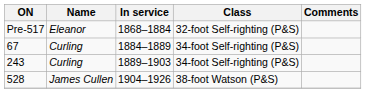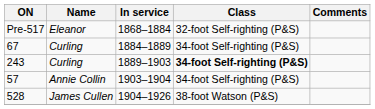(237, 63) normal -> (242, 63) bold
+ row: (13, 79)
